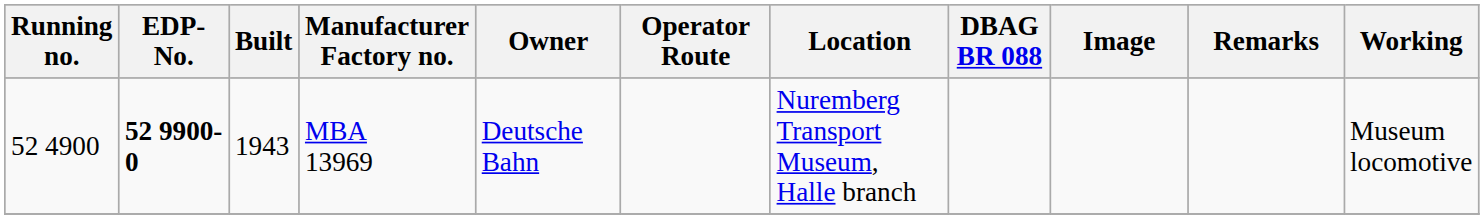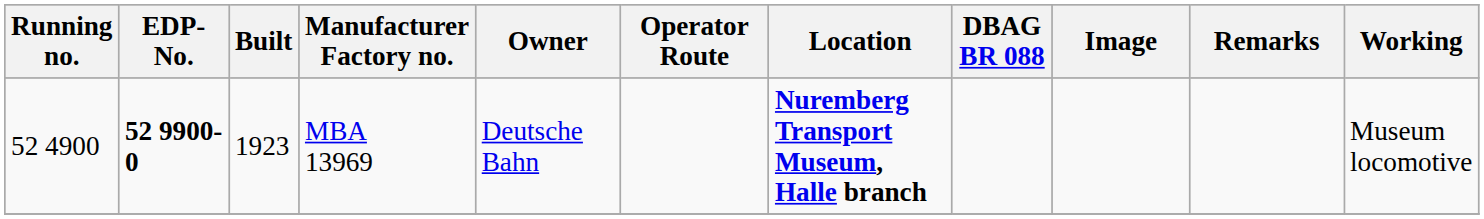(262, 145) 1943 -> (262, 145) 1923
(846, 145) normal -> (851, 145) bold
